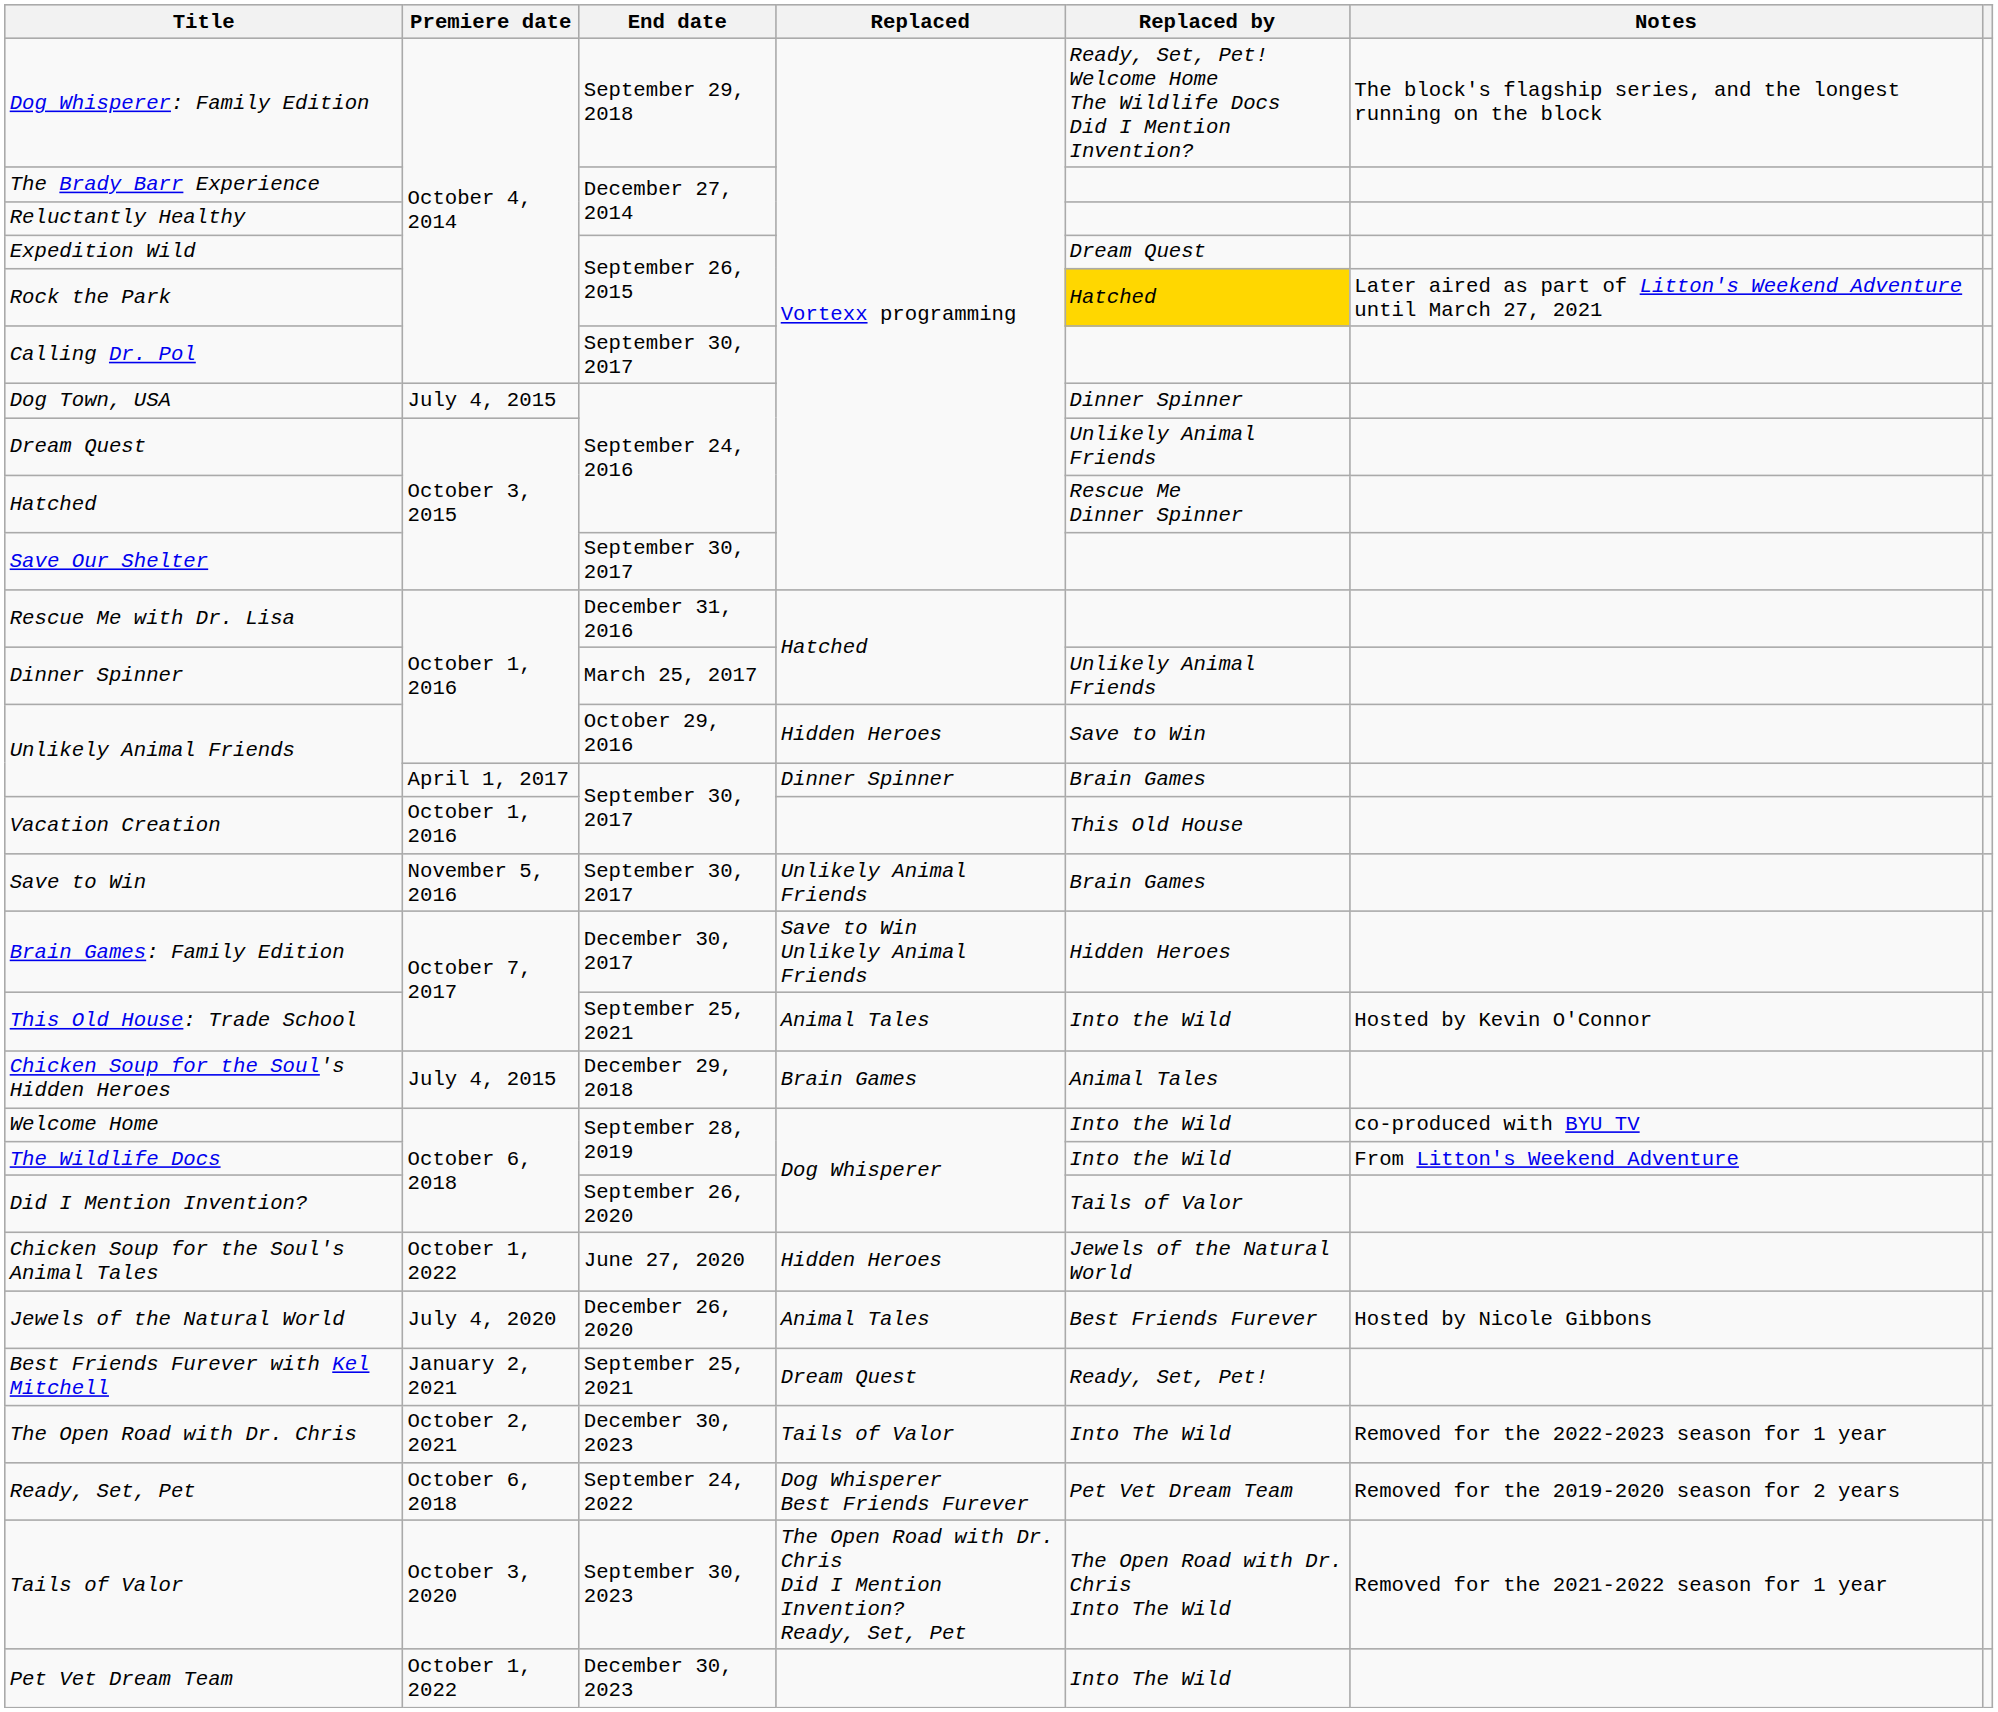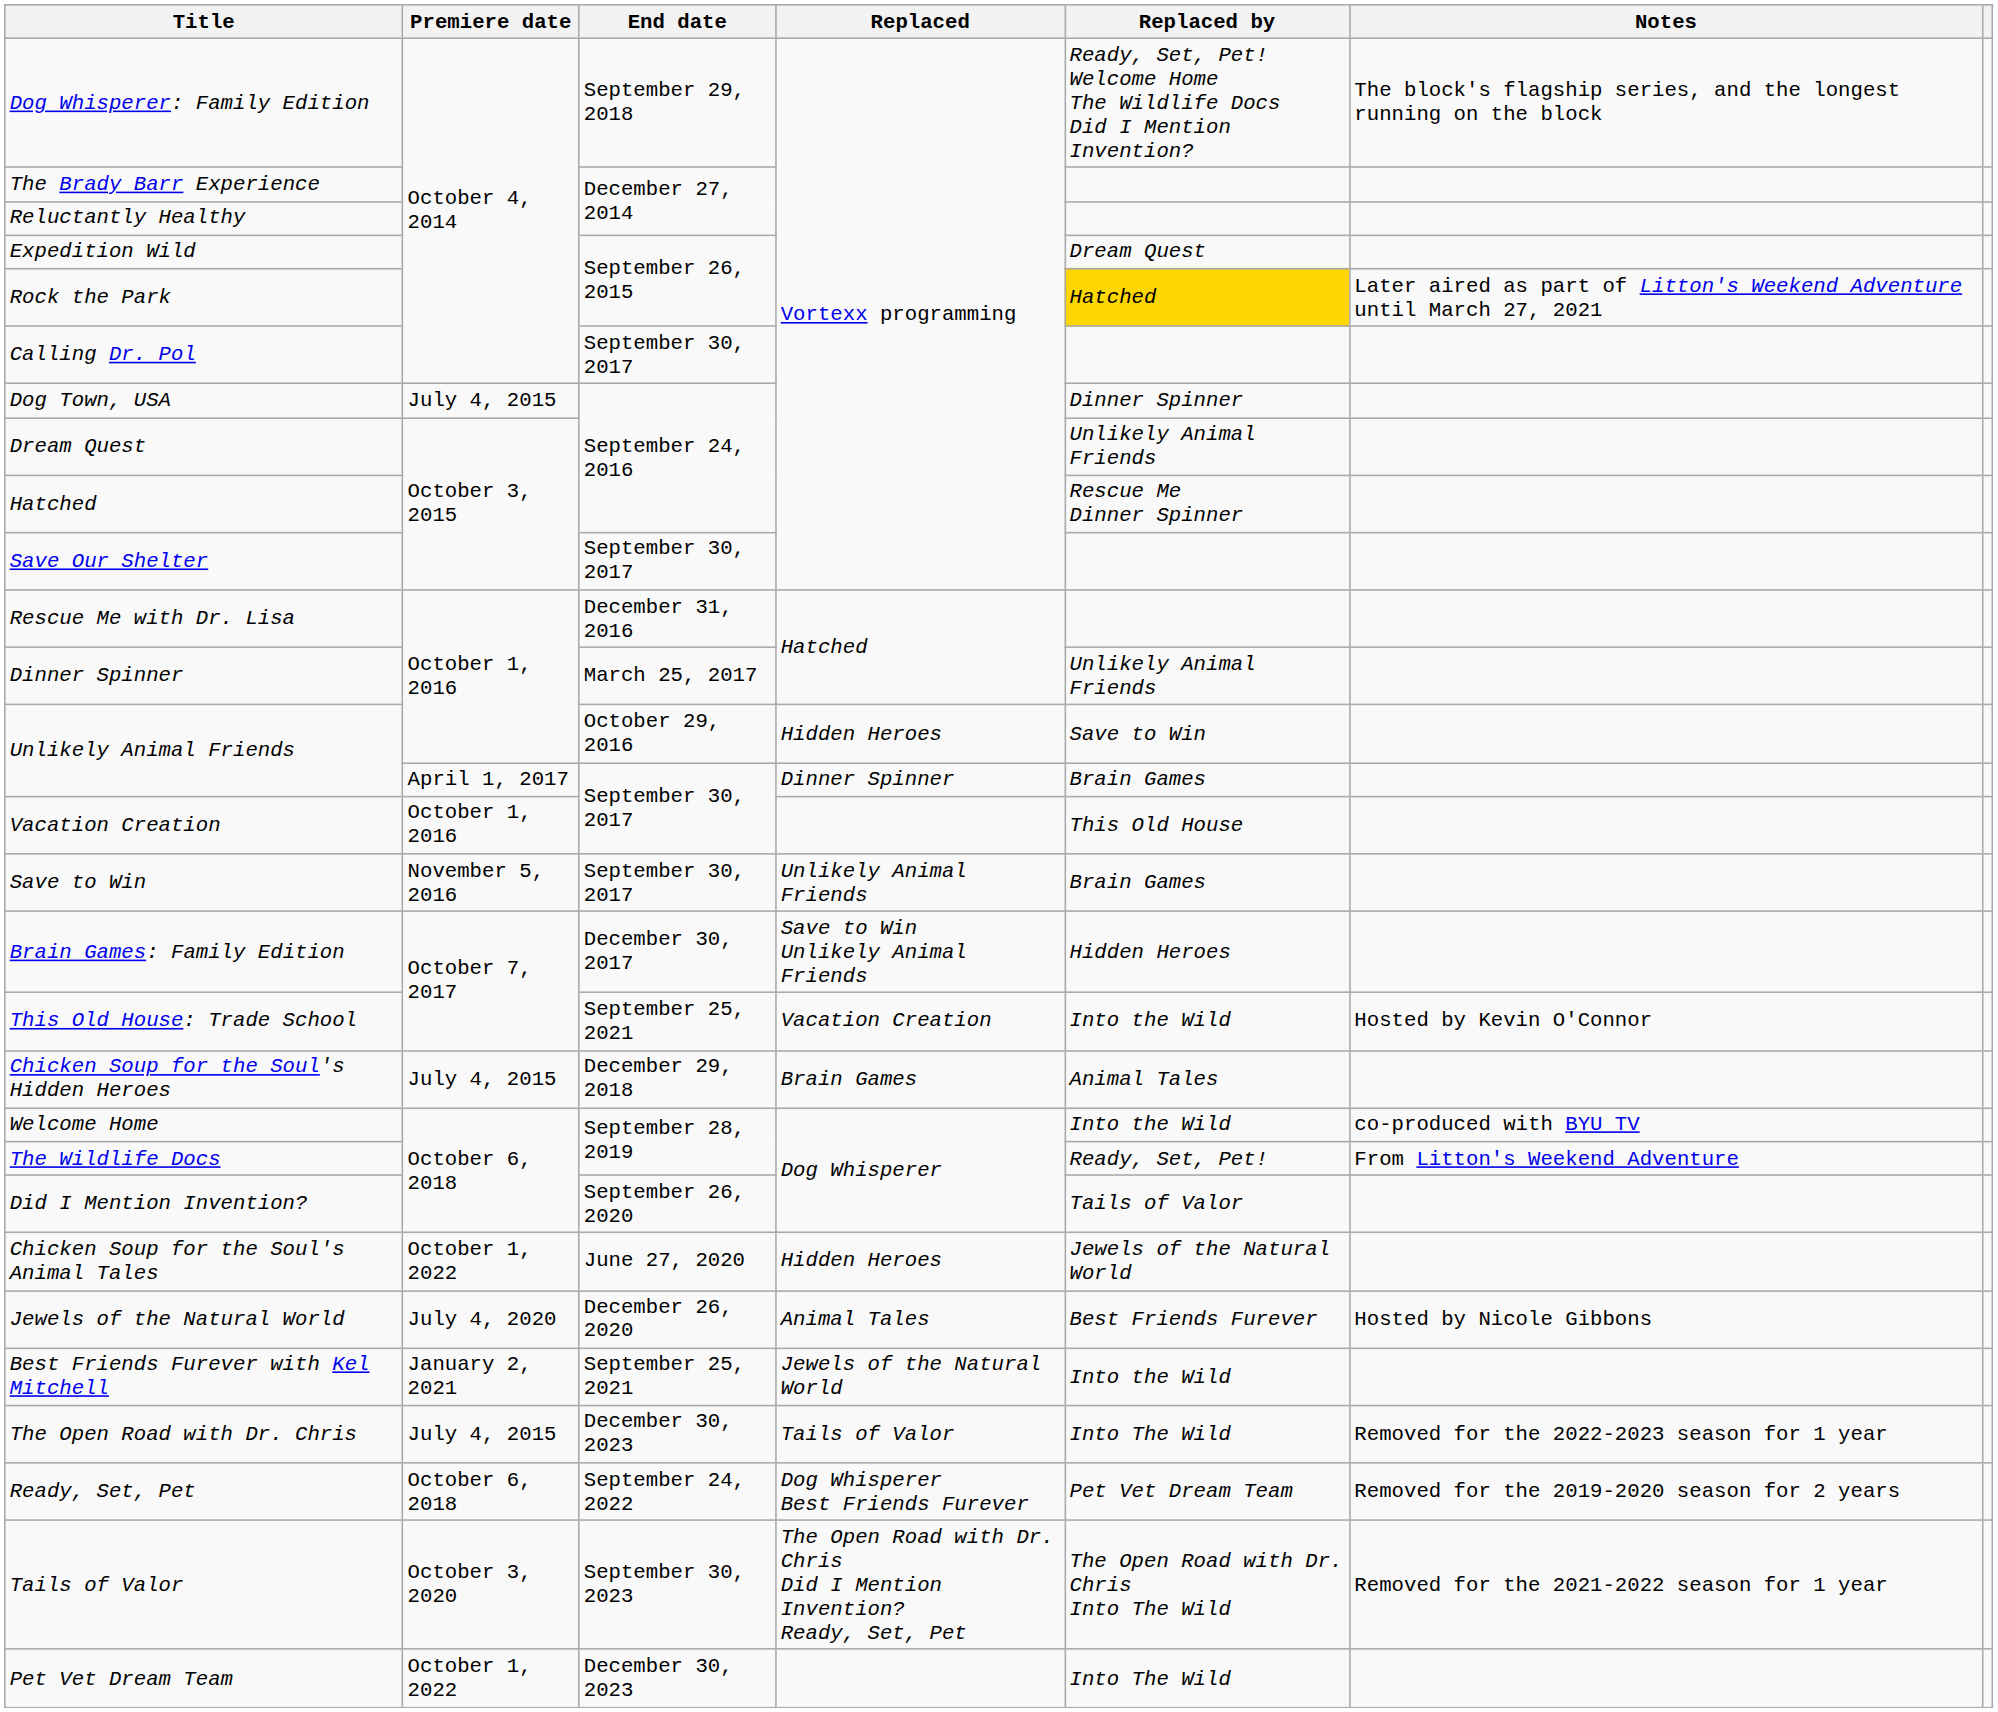(855, 1022) Animal Tales -> (886, 1022) Vacation Creation
(1150, 1158) Into the Wild -> (1169, 1158) Ready, Set, Pet!
(849, 1377) Dream Quest -> (911, 1377) Jewels of the Natural World
(1169, 1377) Ready, Set, Pet! -> (1150, 1377) Into the Wild
(470, 1434) October 2, 2021 -> (482, 1434) July 4, 2015
